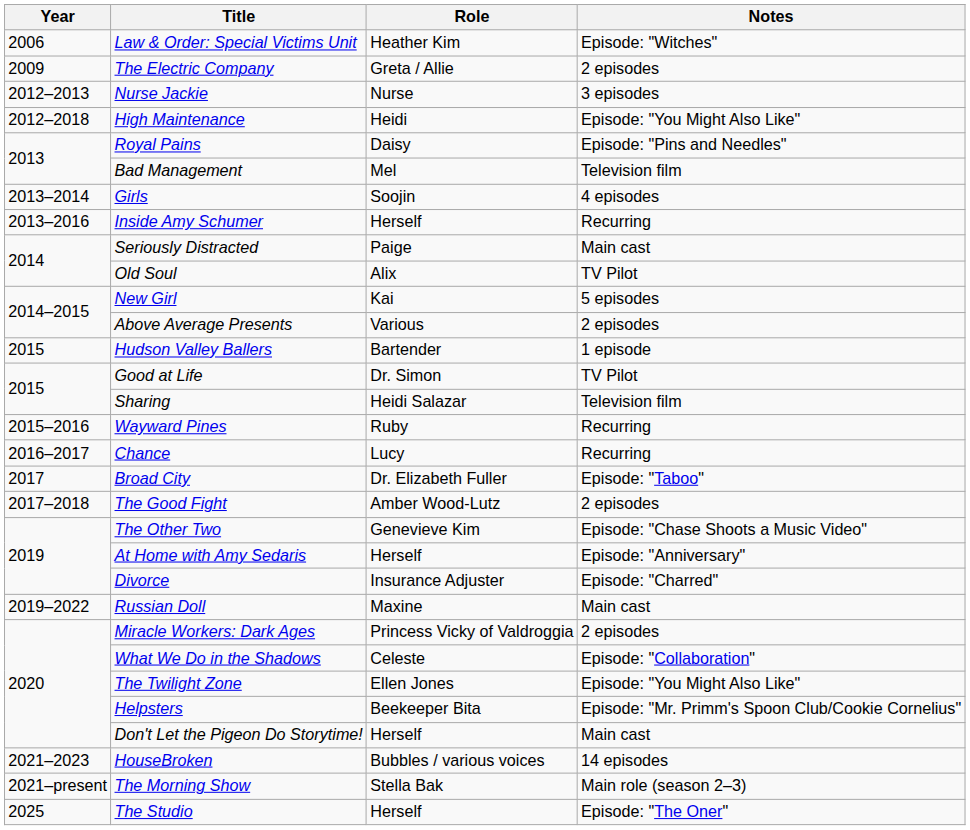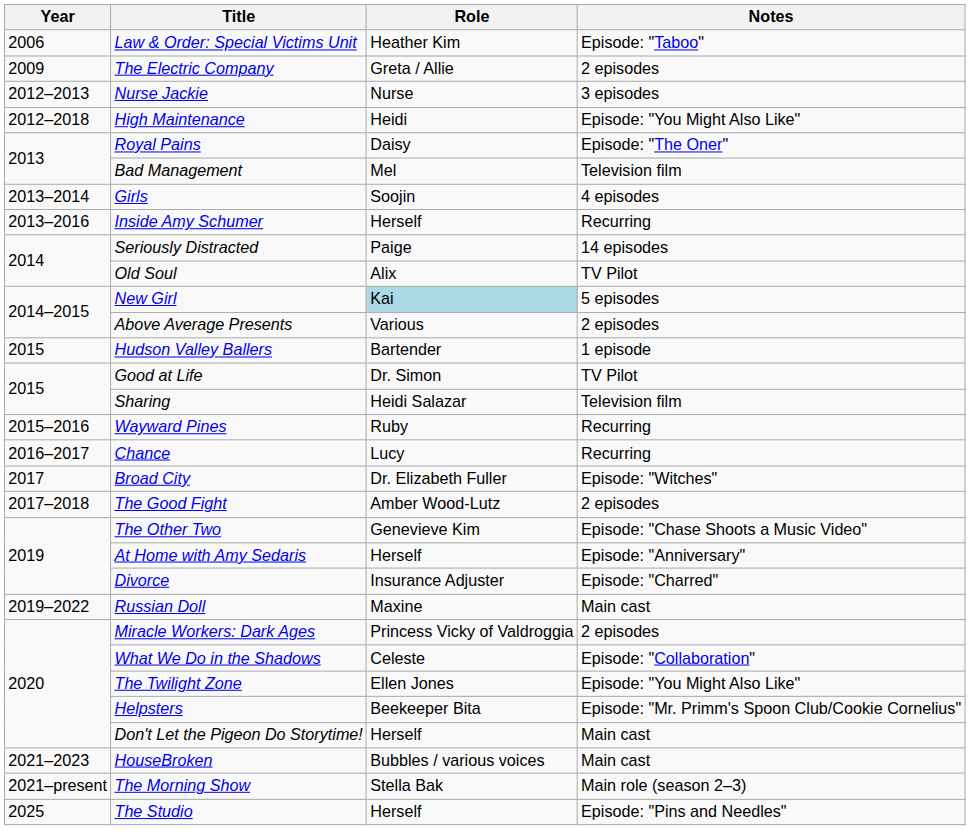(649, 42) Episode: "Witches" -> (642, 42) Episode: "Taboo"
(684, 145) Episode: "Pins and Needles" -> (655, 145) Episode: "The Oner"
(616, 247) Main cast -> (625, 247) 14 episodes
(382, 299) no background -> (382, 299) lightblue background
(642, 478) Episode: "Taboo" -> (649, 478) Episode: "Witches"
(625, 760) 14 episodes -> (616, 760) Main cast
(655, 811) Episode: "The Oner" -> (684, 811) Episode: "Pins and Needles"
